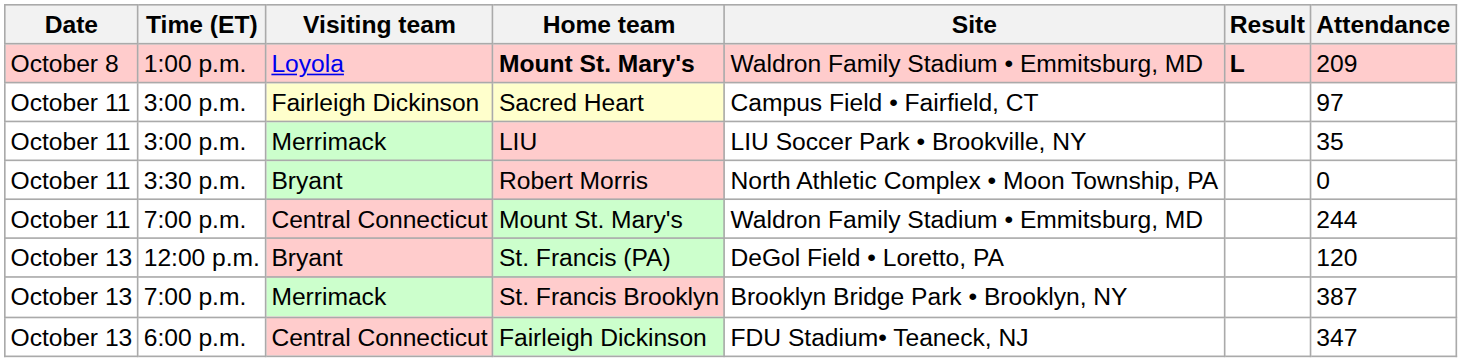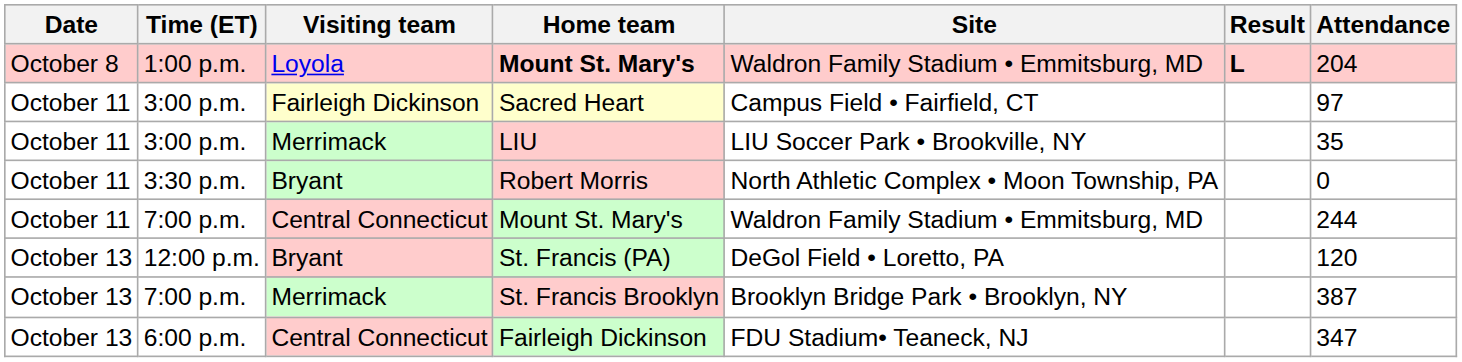(1337, 63) 209 -> (1337, 63) 204
